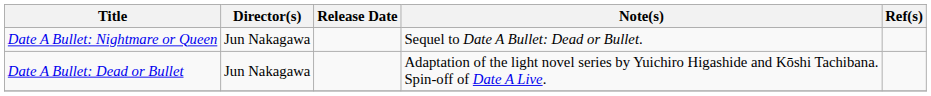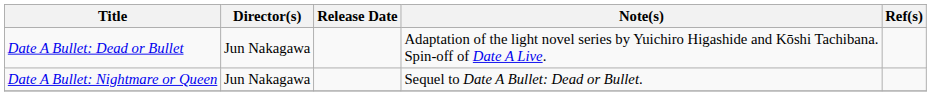rows swapped: (96, 71) <-> (113, 39)
